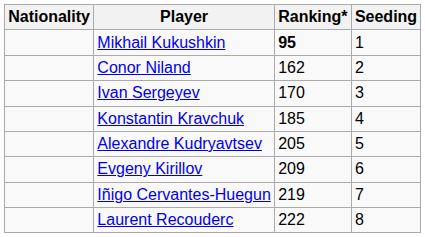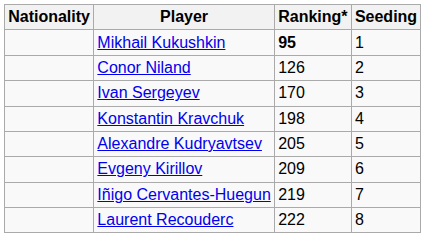(292, 67) 162 -> (292, 67) 126
(292, 118) 185 -> (292, 118) 198
